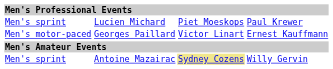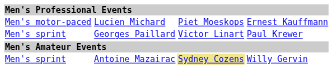(35, 22) Men's sprint -> (48, 22) Men's motor-paced
(275, 22) Paul Krewer -> (287, 22) Ernest Kauffmann
(48, 35) Men's motor-paced -> (35, 35) Men's sprint
(287, 35) Ernest Kauffmann -> (275, 35) Paul Krewer
